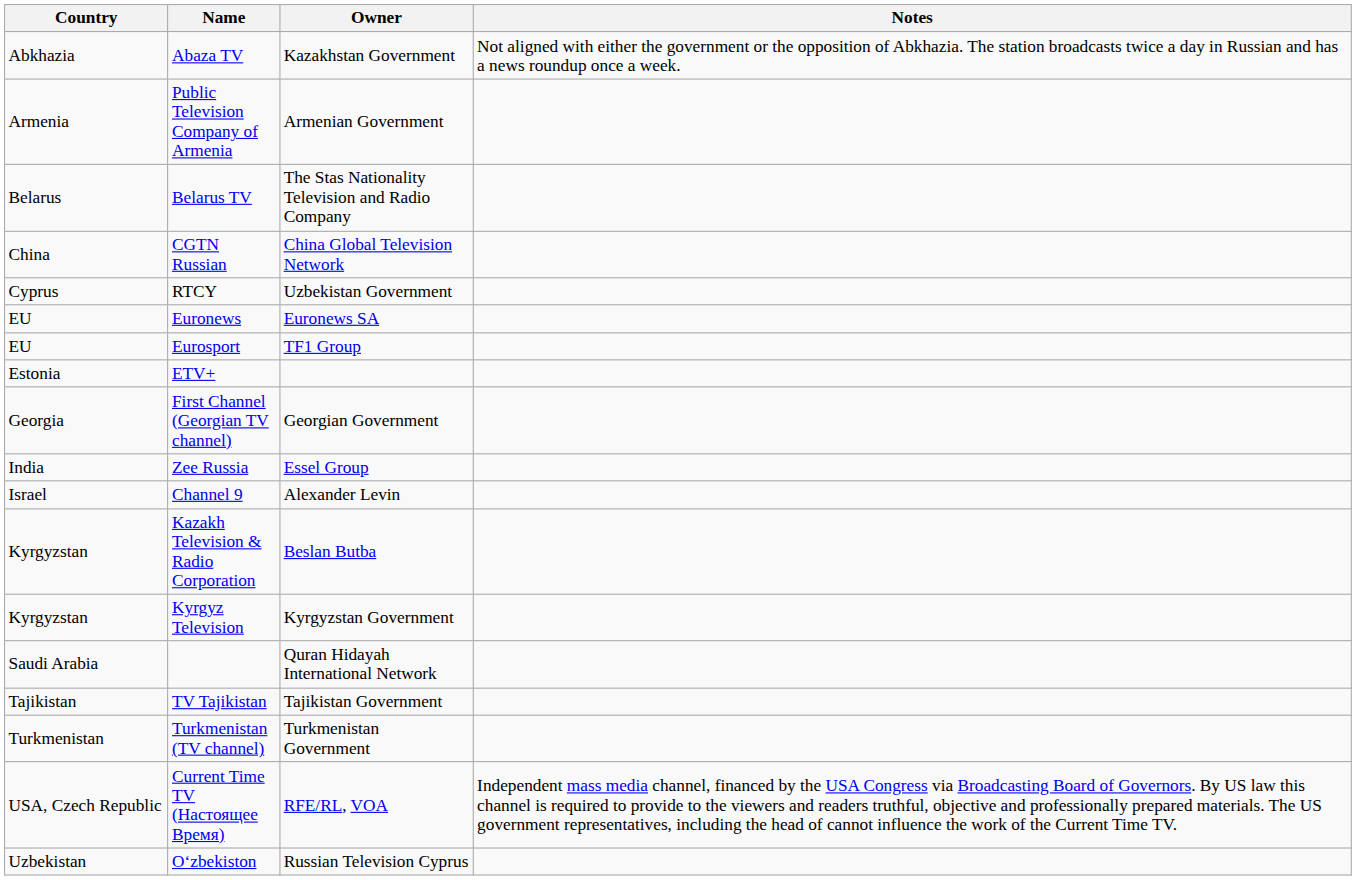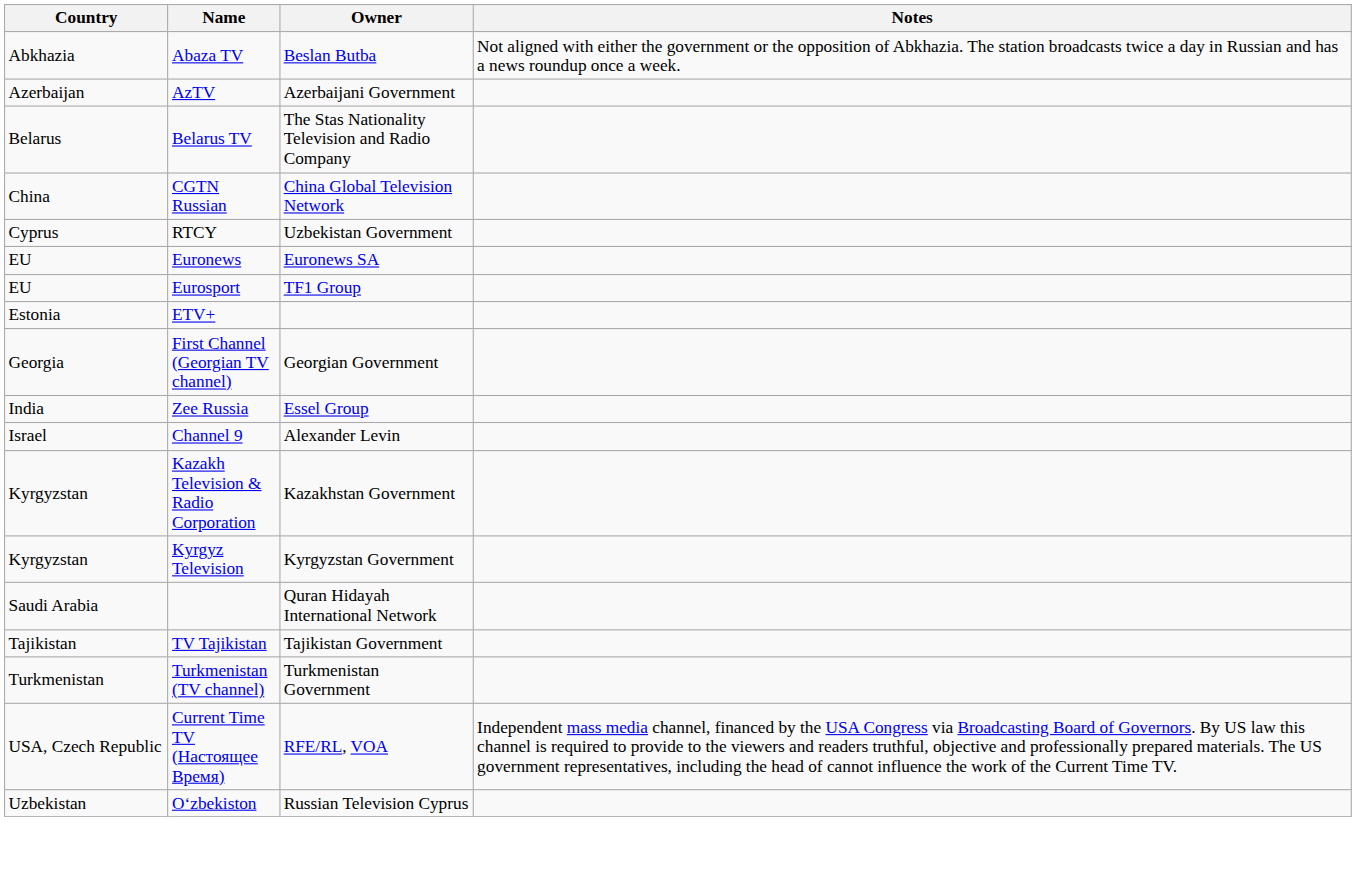(369, 55) Kazakhstan Government -> (330, 55) Beslan Butba
- row: (215, 121)
+ row: (194, 92)
(330, 551) Beslan Butba -> (369, 492) Kazakhstan Government
